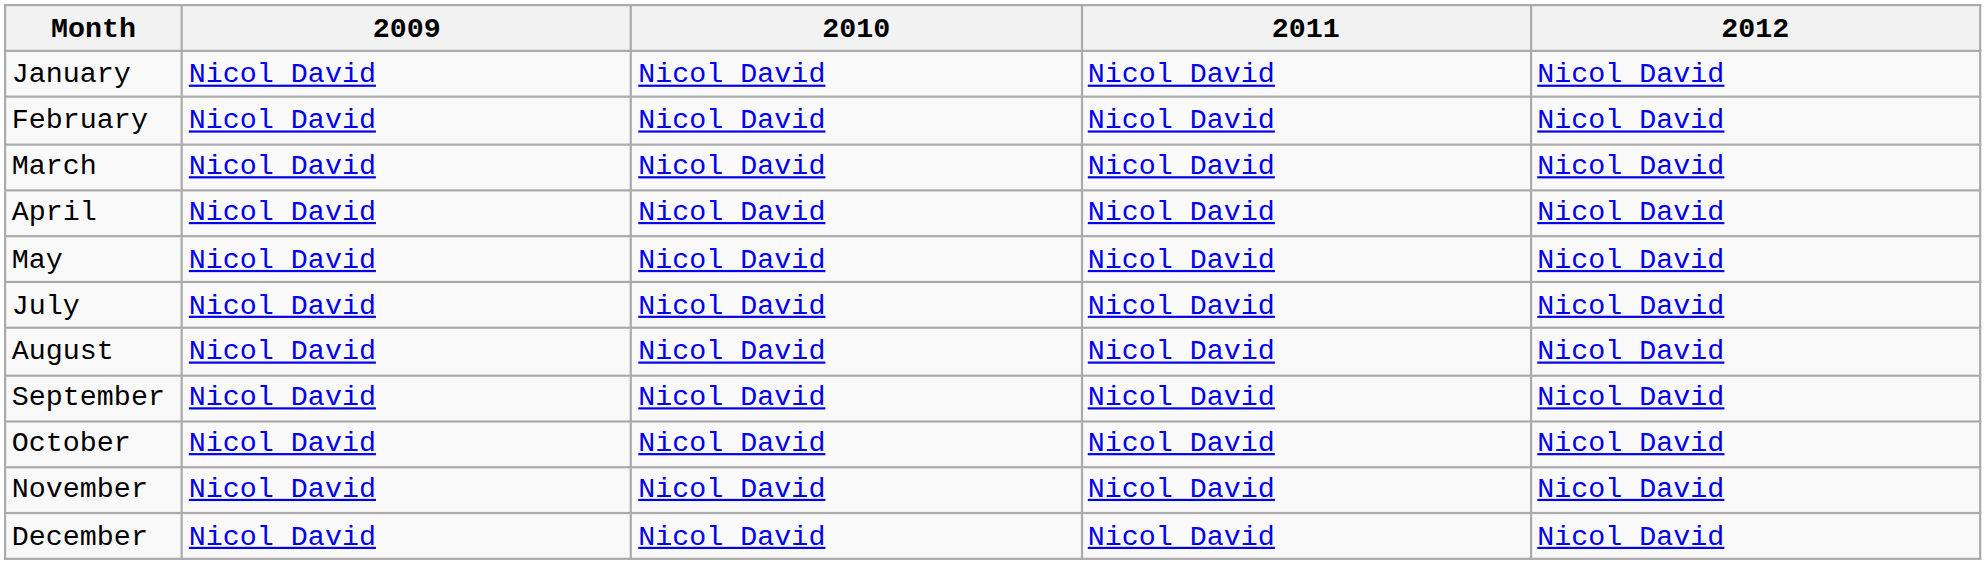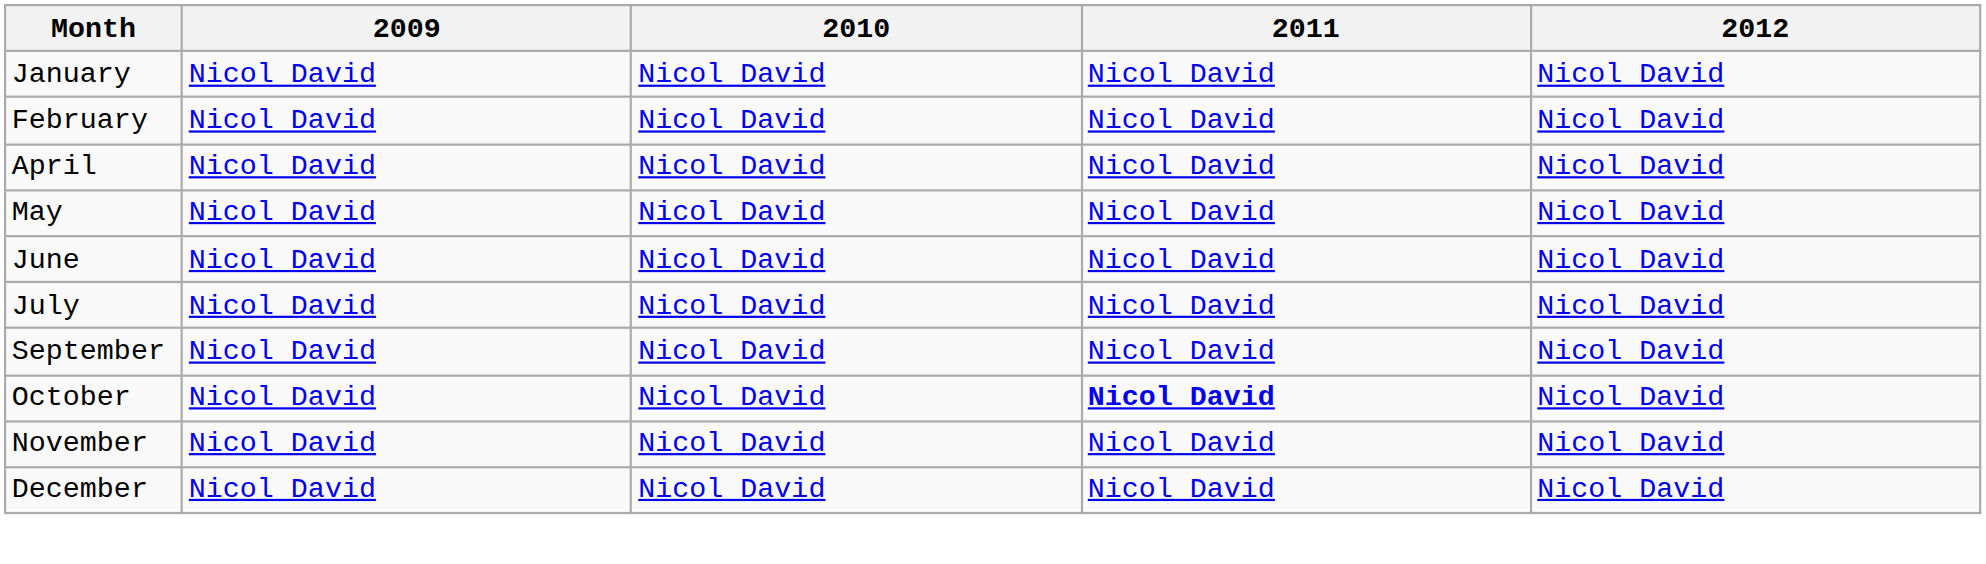- row: (54, 167)
+ row: (46, 259)
- row: (63, 352)
(1181, 444) normal -> (1181, 398) bold
